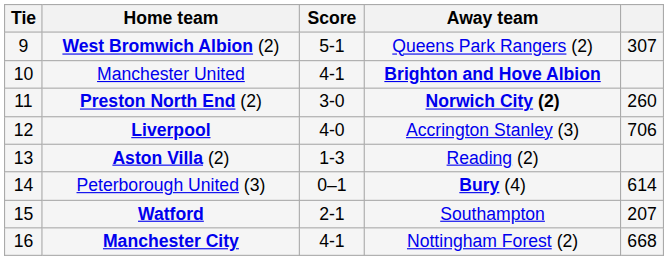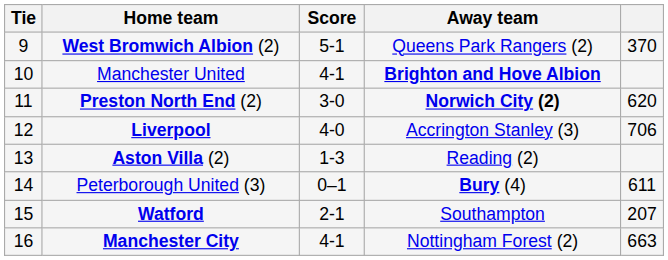(642, 46) 307 -> (642, 46) 370
(642, 102) 260 -> (642, 102) 620
(642, 185) 614 -> (642, 185) 611
(642, 241) 668 -> (642, 241) 663
